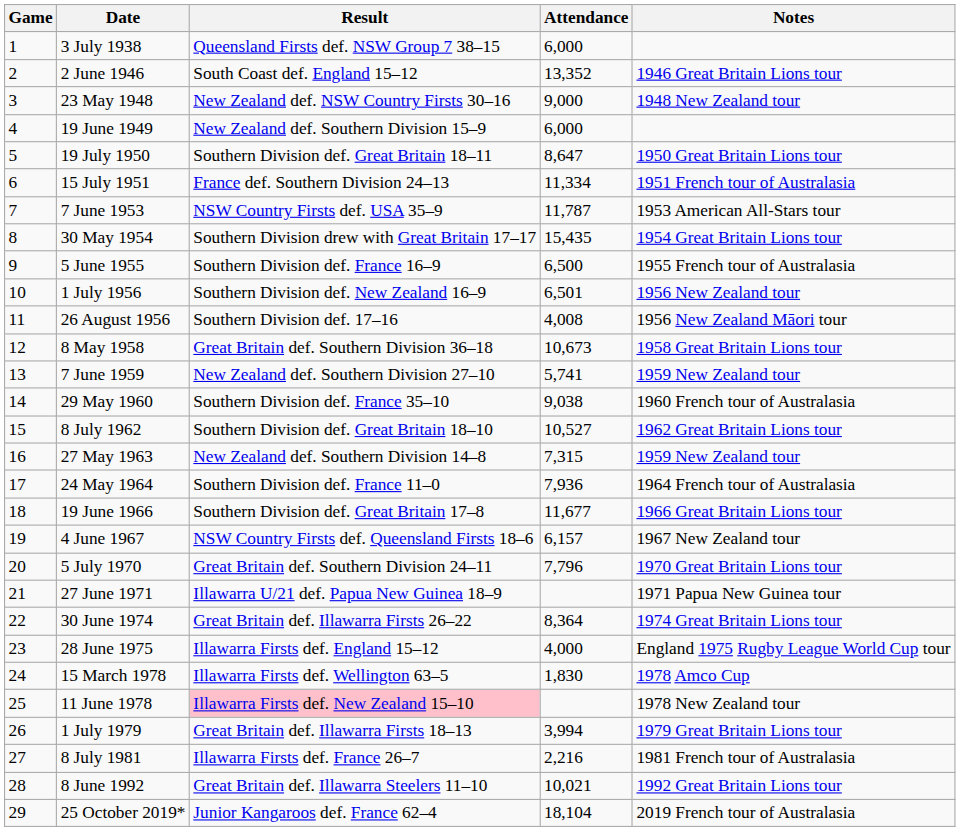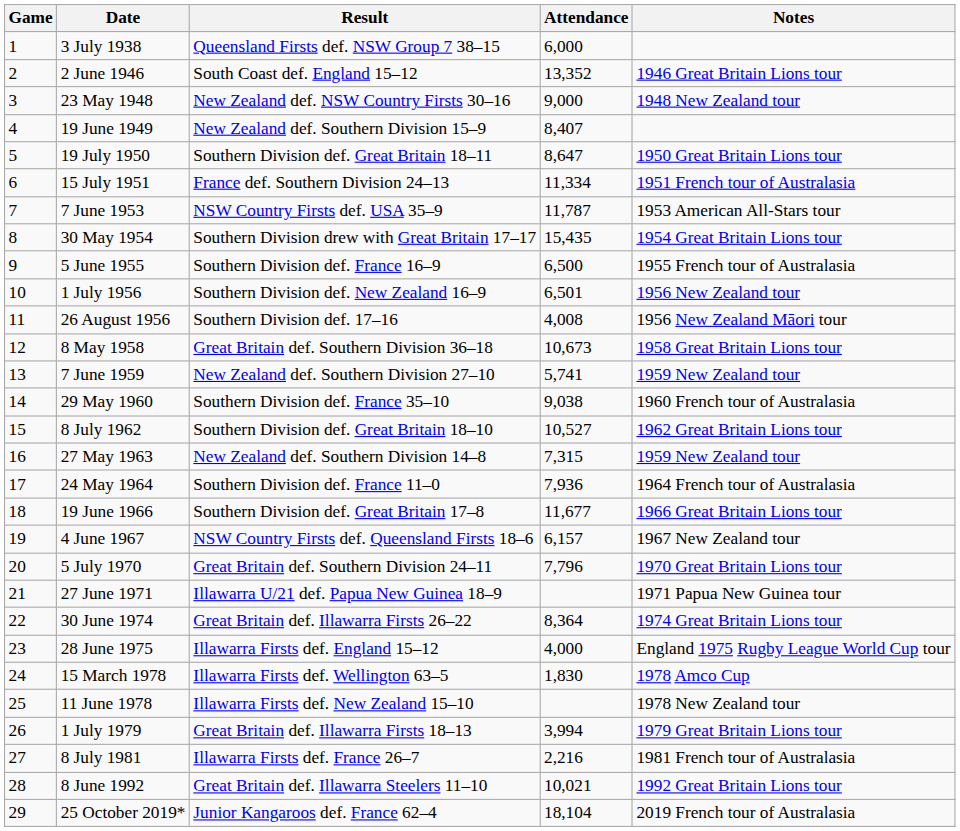(563, 127) 6,000 -> (563, 127) 8,407
(333, 703) pink background -> (333, 703) no background
